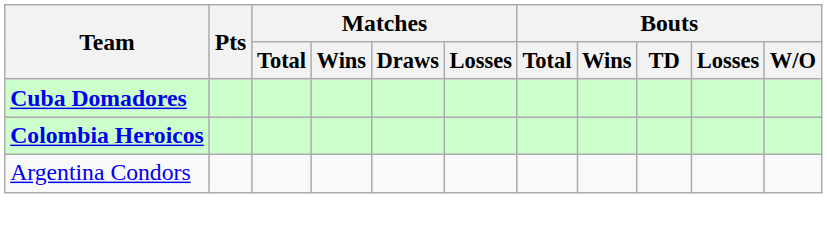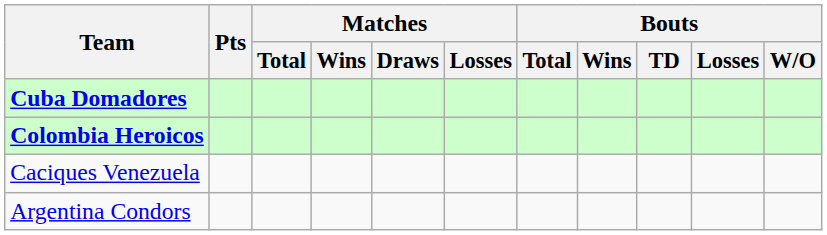+ row: (105, 173)
